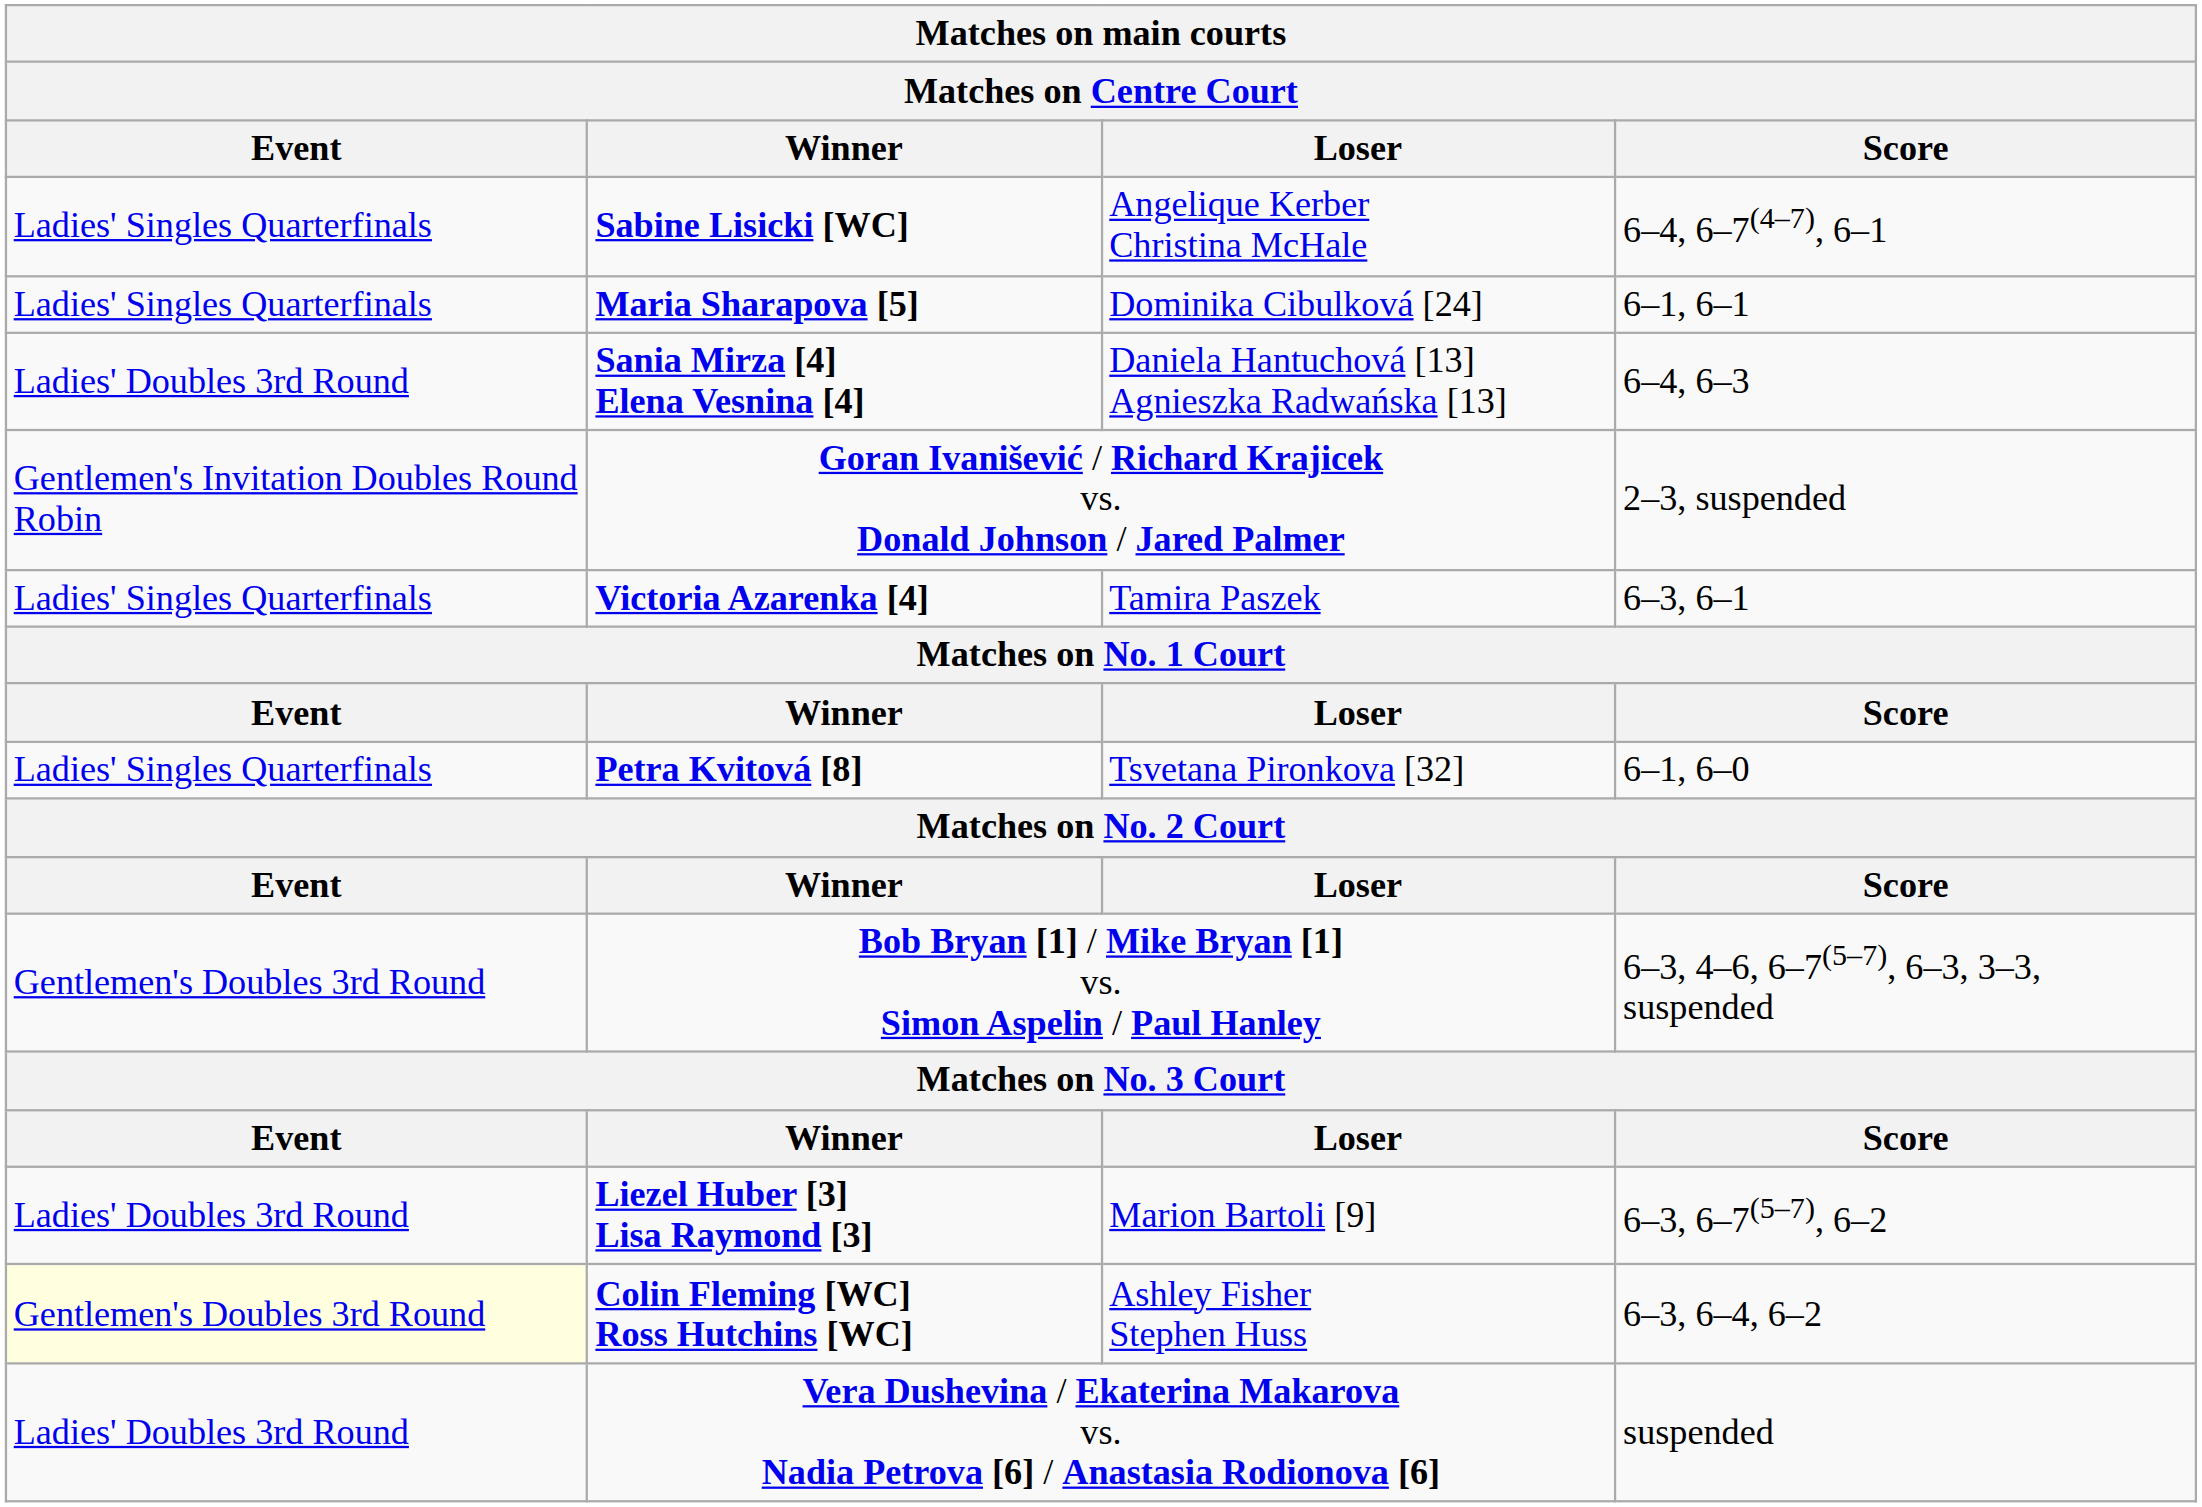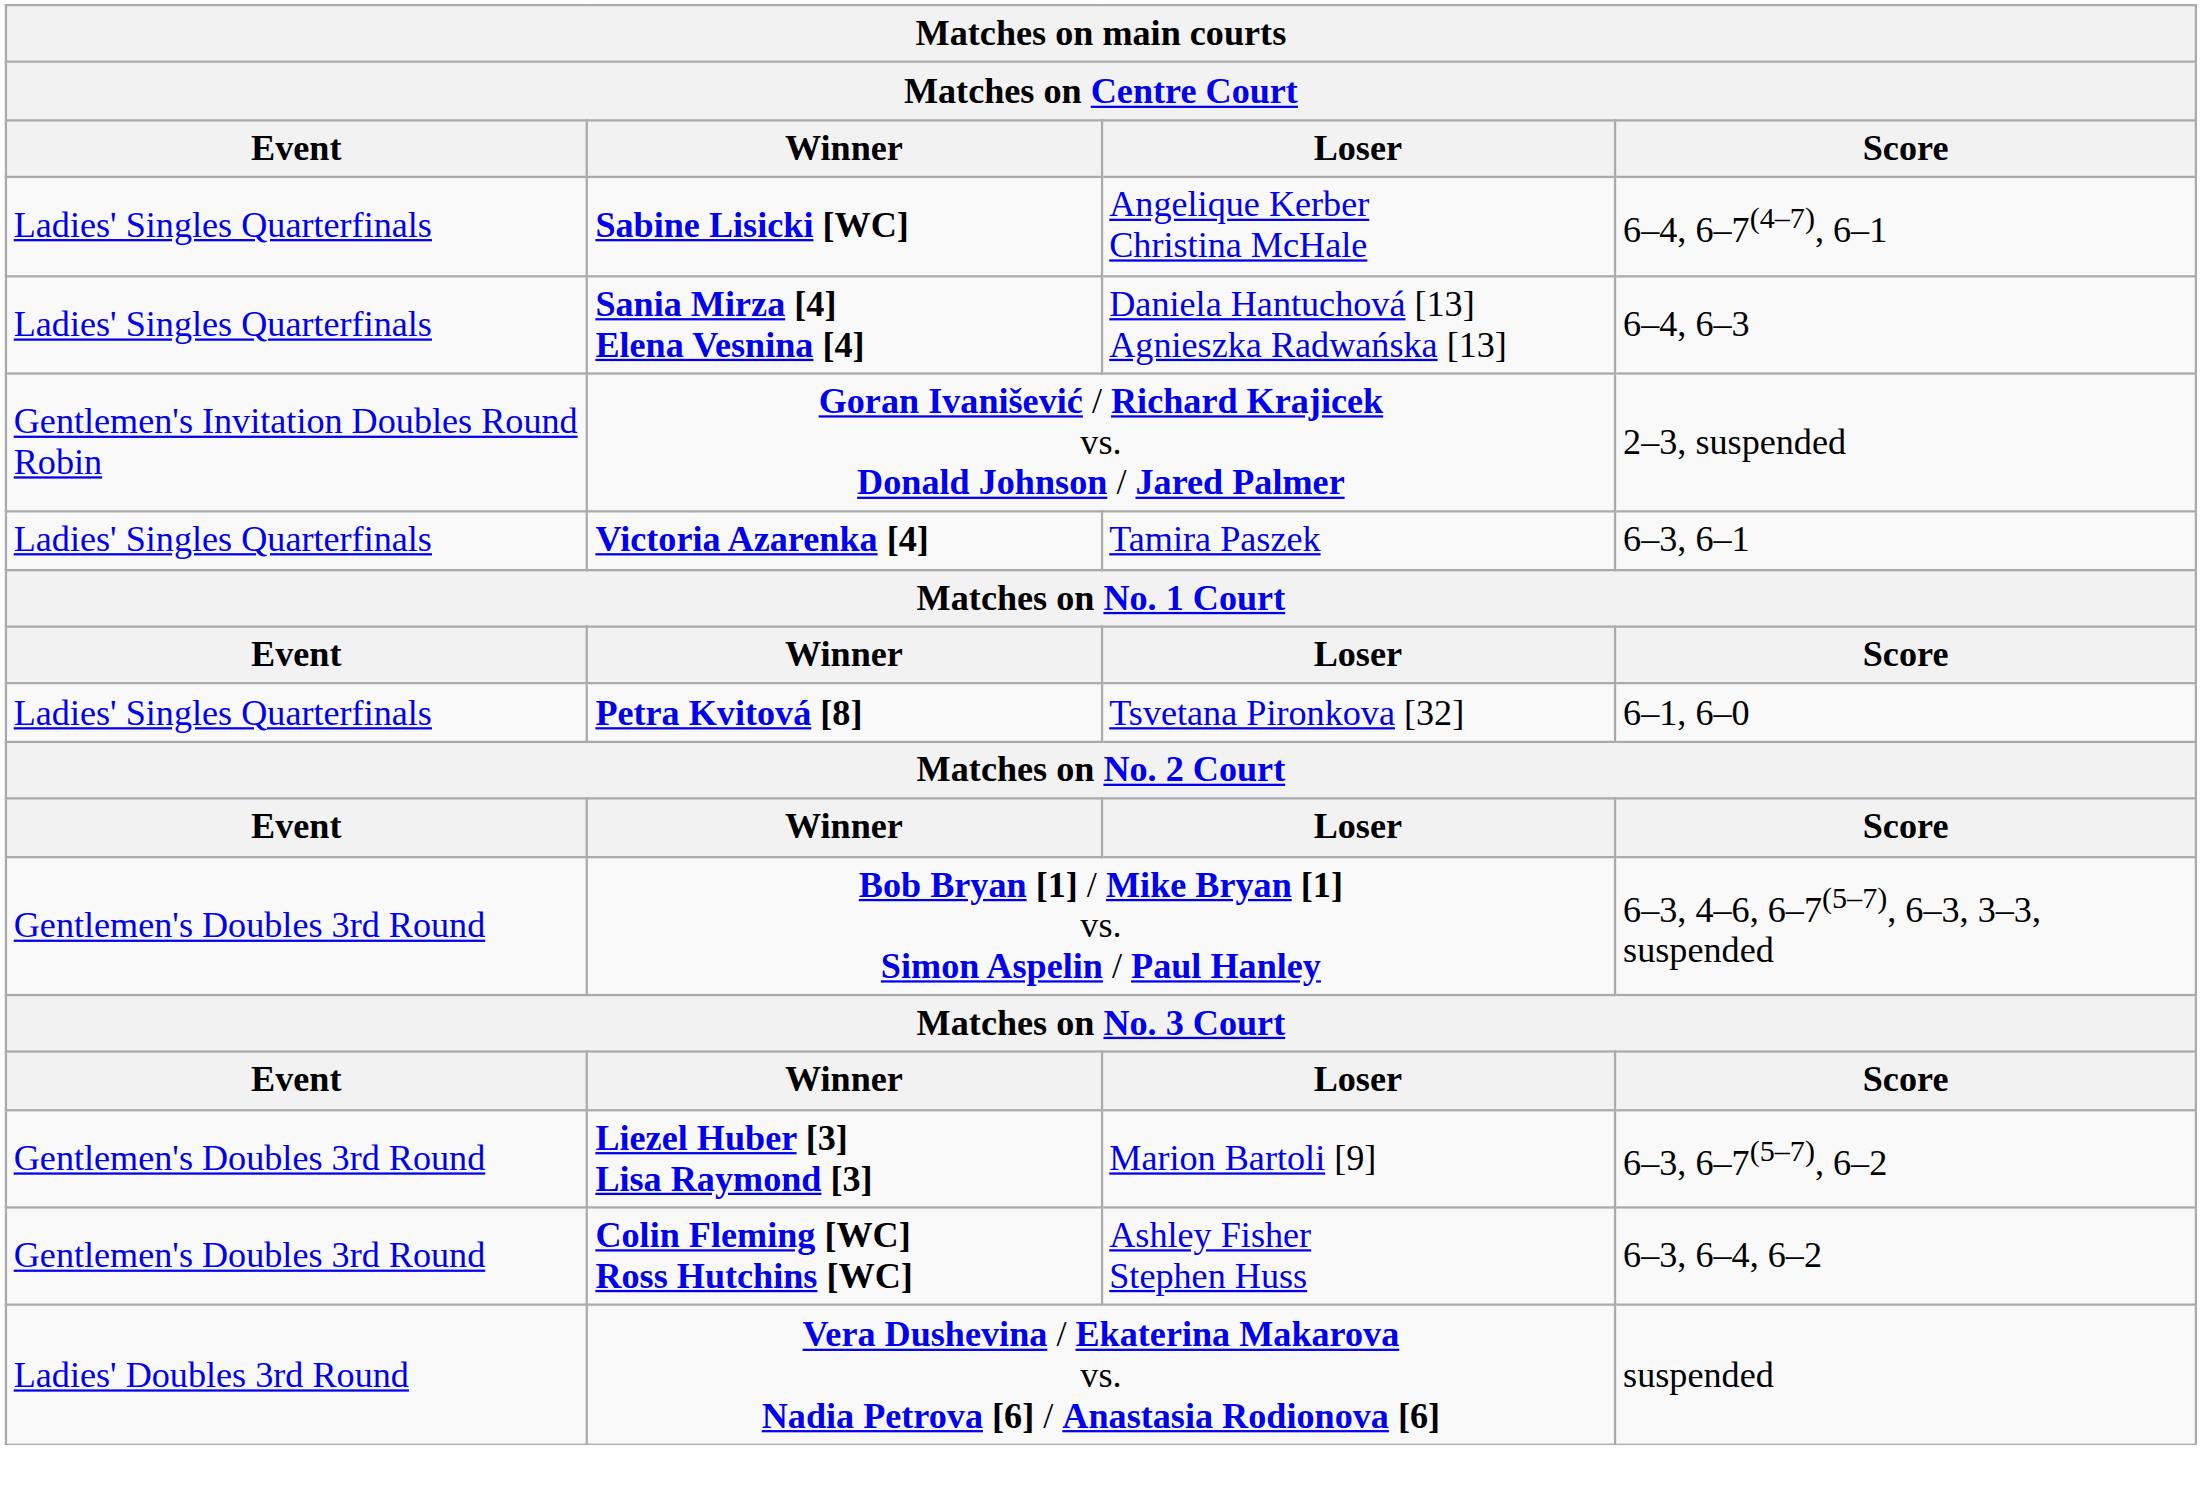- row: (757, 303)
(211, 380) Ladies' Doubles 3rd Round -> (223, 323) Ladies' Singles Quarterfinals
(211, 1215) Ladies' Doubles 3rd Round -> (249, 1157) Gentlemen's Doubles 3rd Round
(249, 1313) lightyellow background -> (249, 1255) no background
